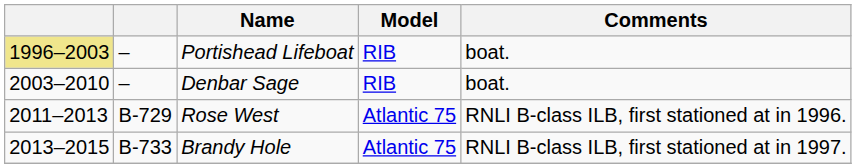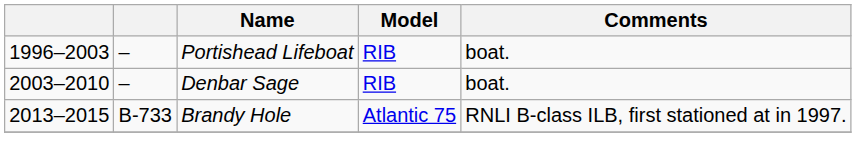(59, 52) khaki background -> (59, 52) no background
- row: (230, 115)
